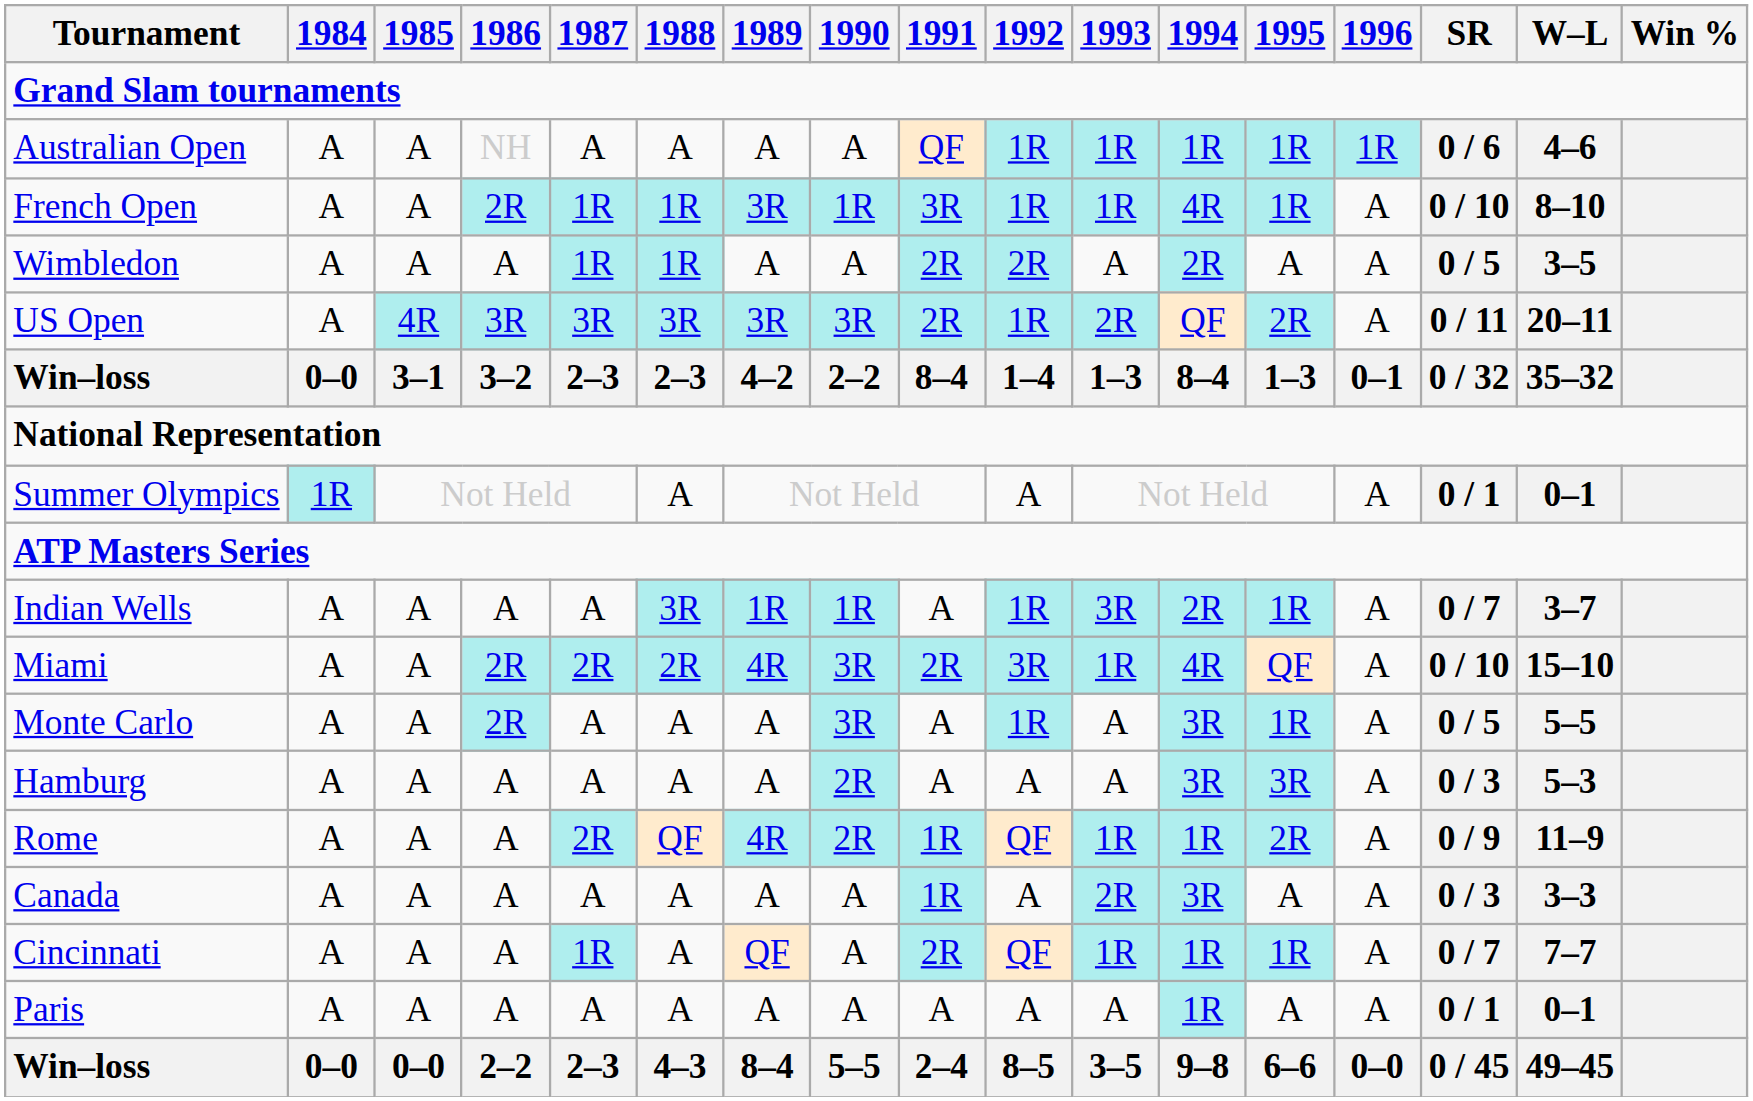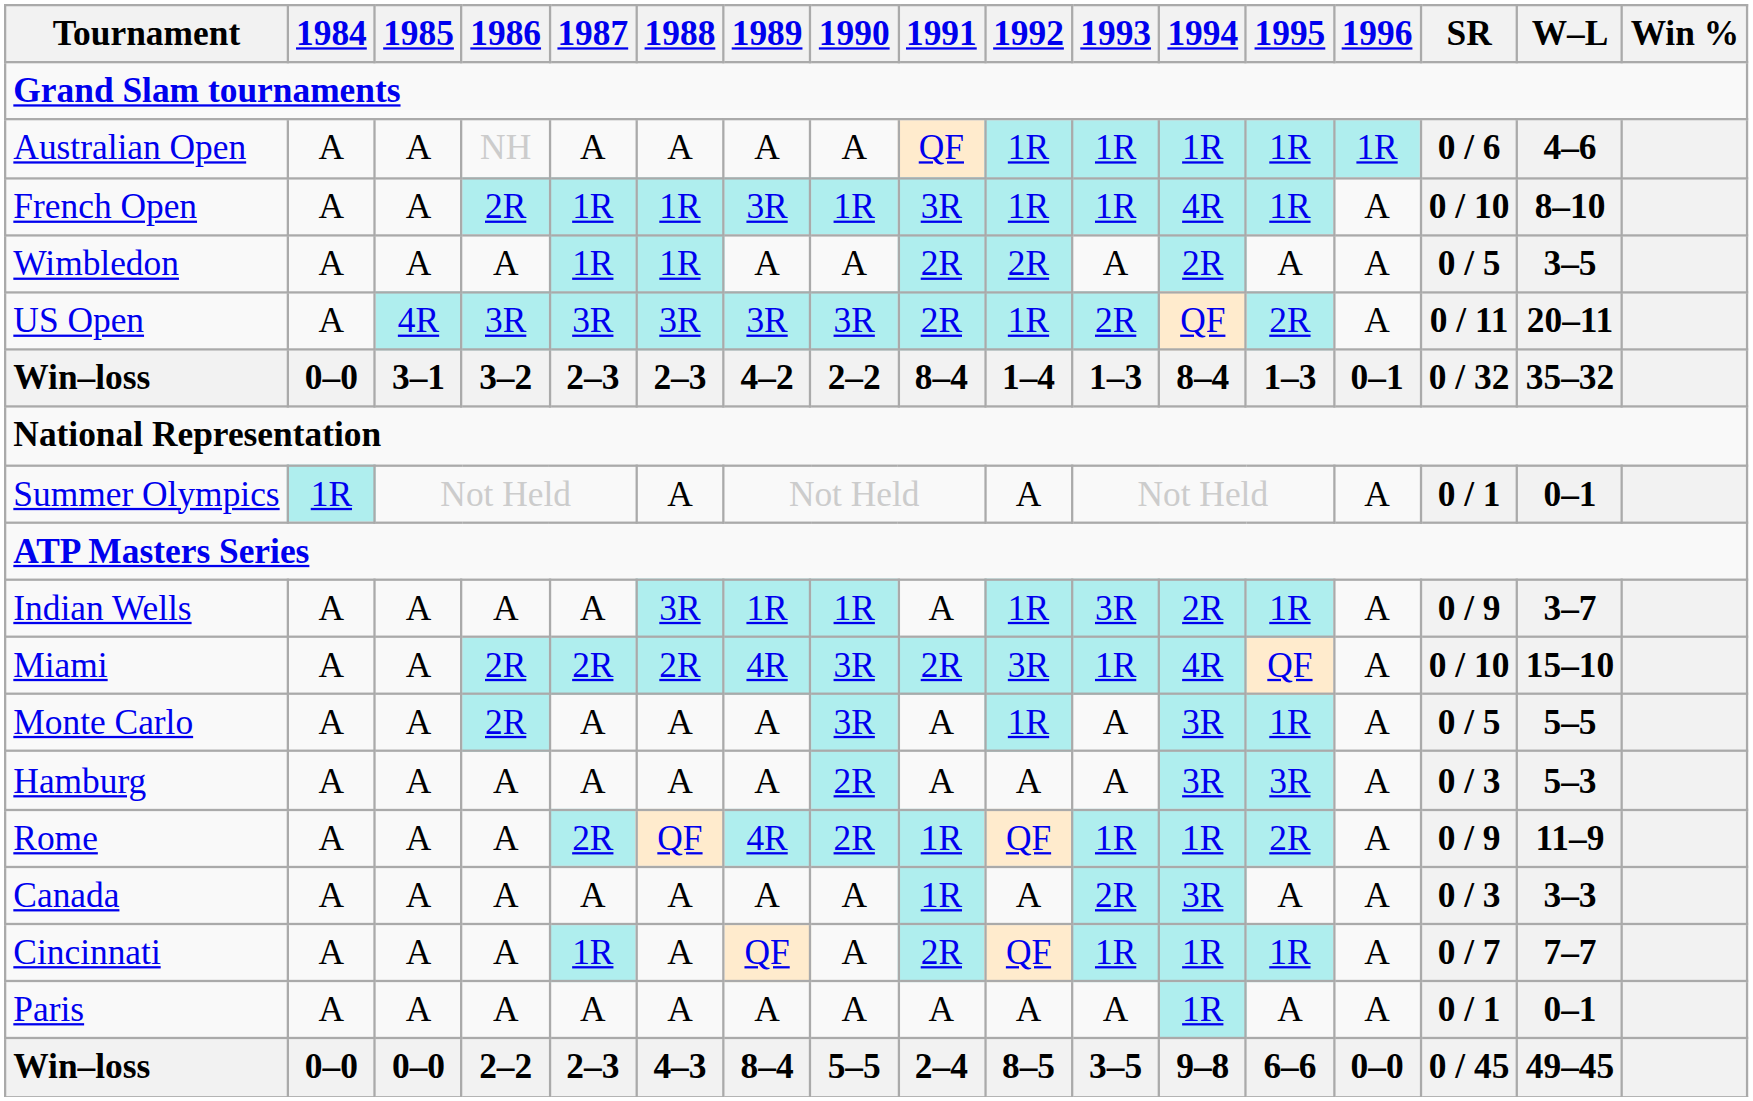(1469, 607) 0 / 7 -> (1469, 607) 0 / 9
